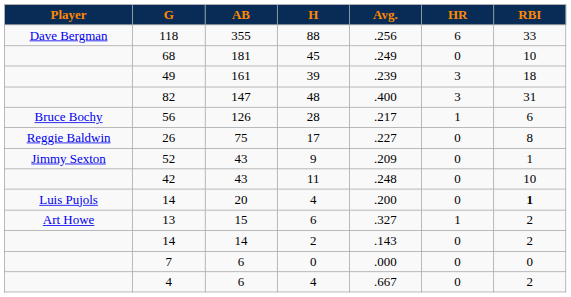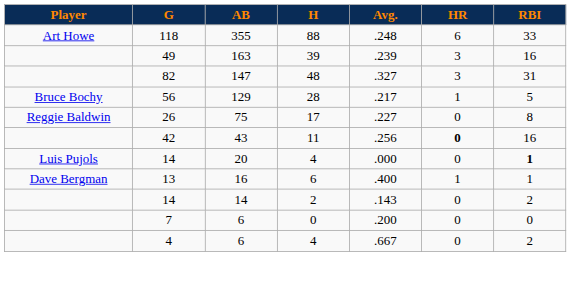(69, 35) Dave Bergman -> (69, 35) Art Howe
(385, 35) .256 -> (385, 35) .248
- row: (169, 55)
(241, 76) 161 -> (241, 55) 163
(530, 76) 18 -> (530, 55) 16
(385, 96) .400 -> (385, 76) .327
(241, 117) 126 -> (241, 96) 129
(530, 117) 6 -> (530, 96) 5
- row: (169, 158)
(385, 179) .248 -> (385, 138) .256
(458, 179) normal -> (458, 138) bold
(530, 179) 10 -> (530, 138) 16
(385, 199) .200 -> (385, 158) .000
(69, 220) Art Howe -> (69, 179) Dave Bergman
(241, 220) 15 -> (241, 179) 16
(385, 220) .327 -> (385, 179) .400
(530, 220) 2 -> (530, 179) 1
(385, 261) .000 -> (385, 220) .200
